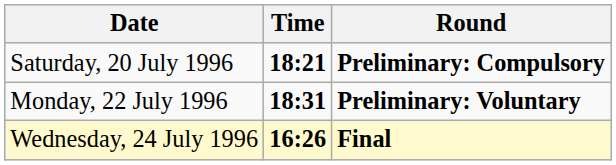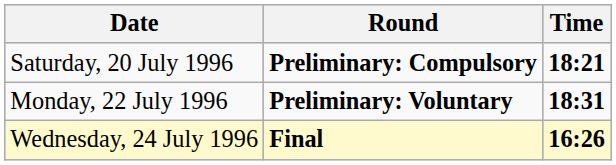columns swapped: (298, 23) <-> (471, 23)
